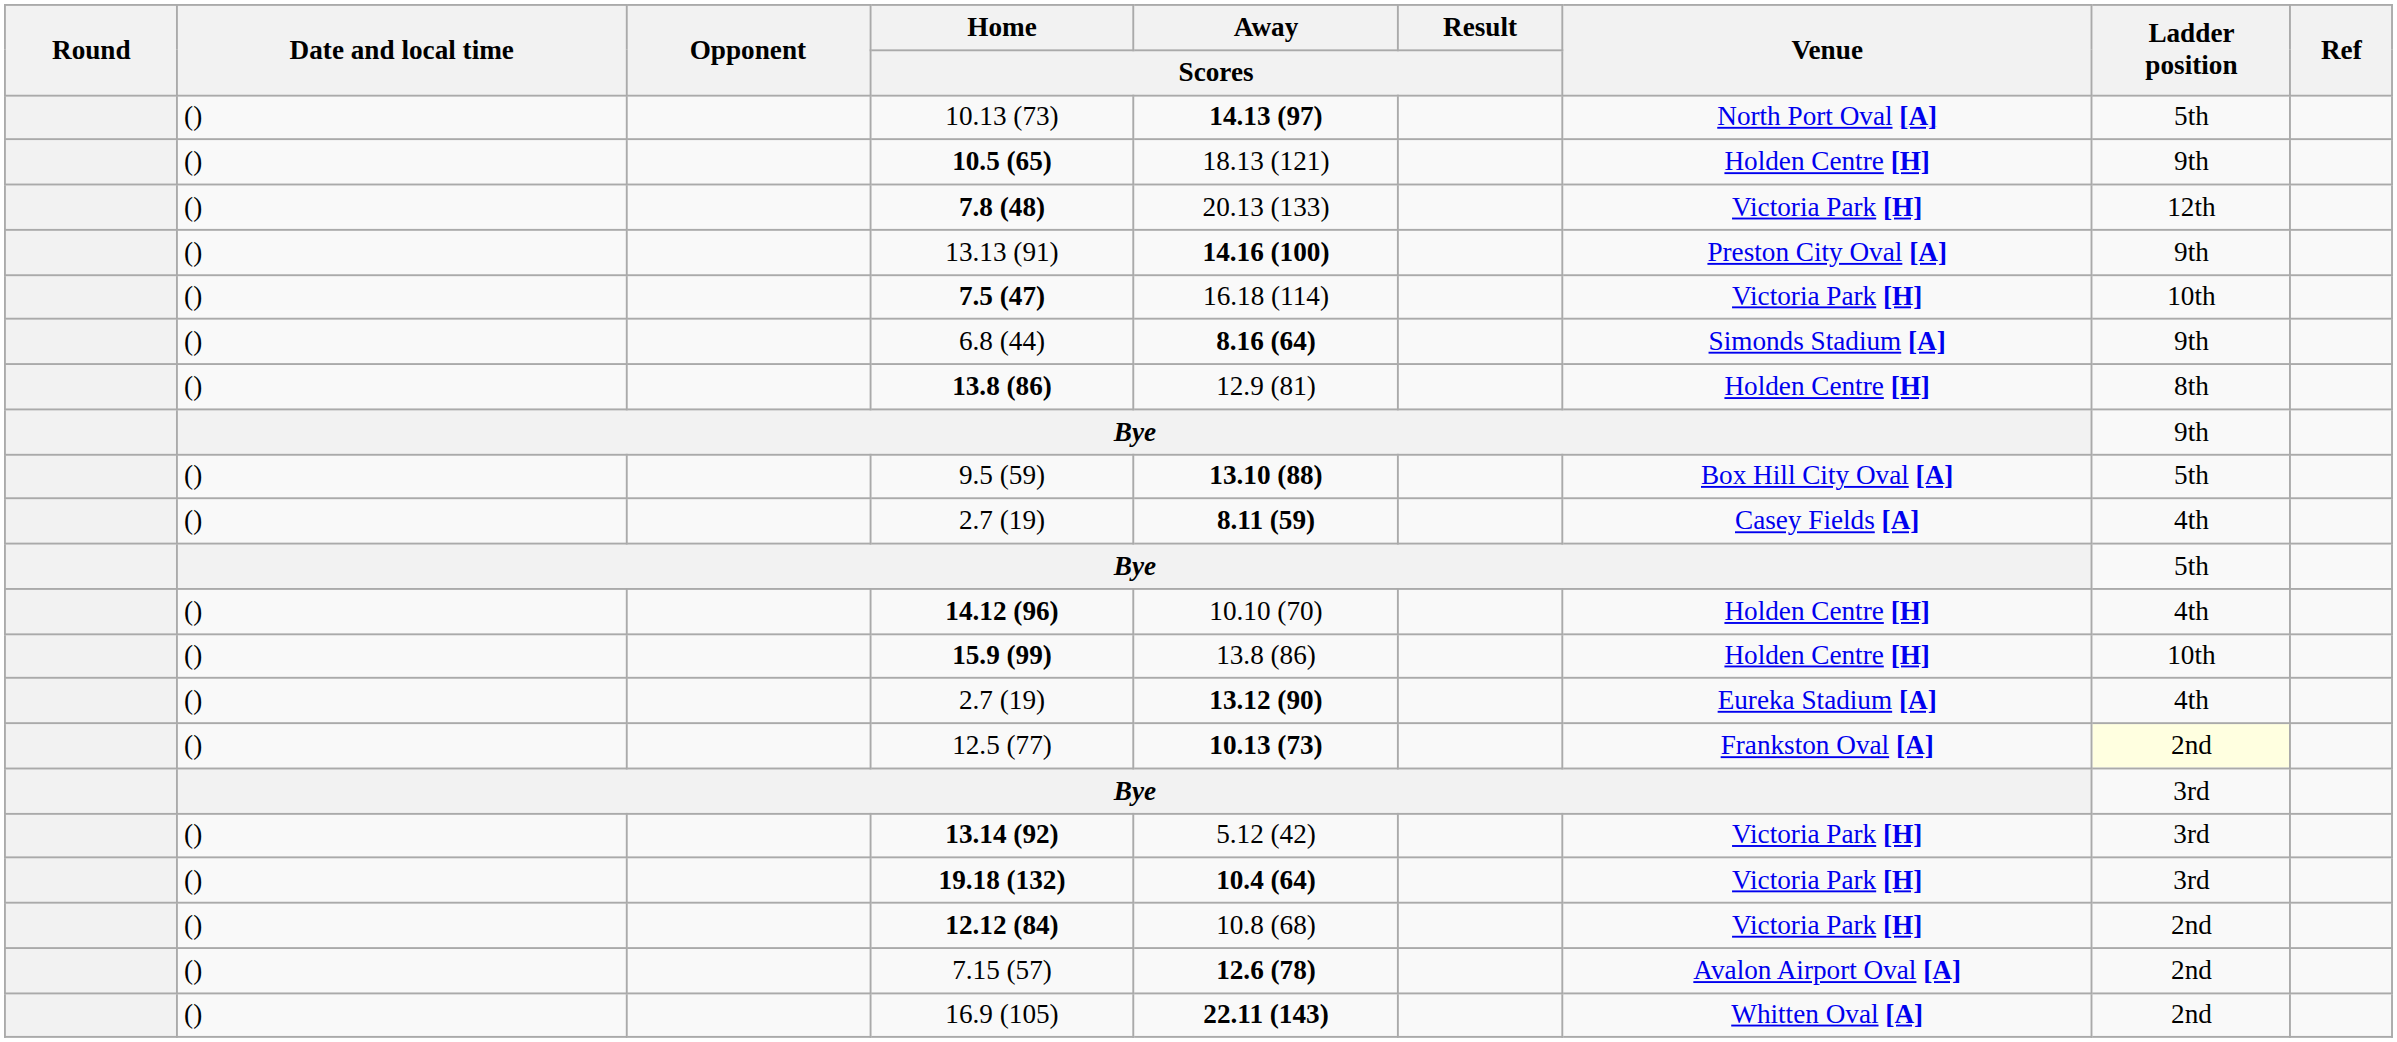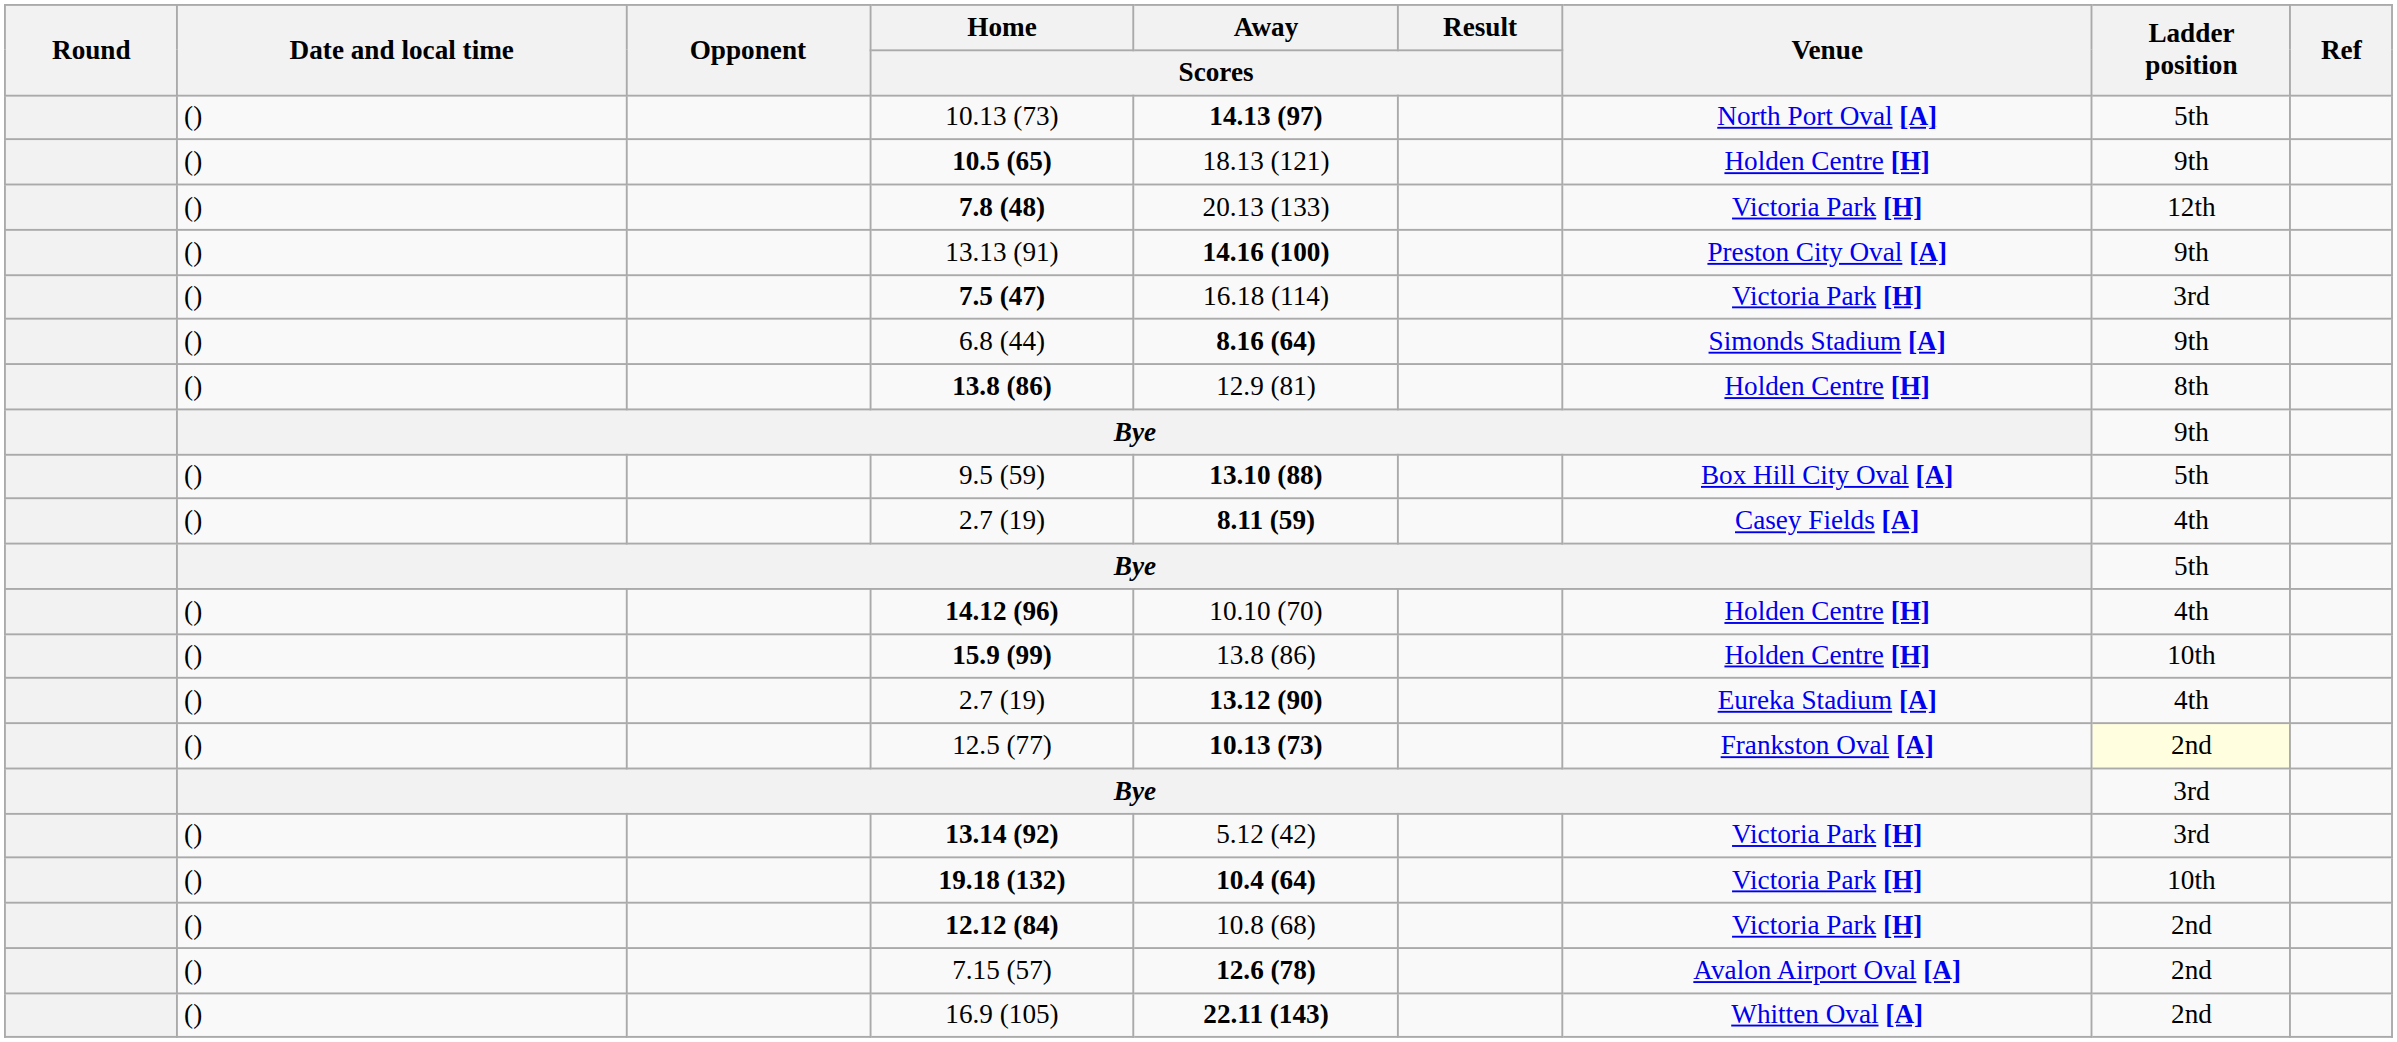(2191, 296) 10th -> (2191, 296) 3rd
(2191, 880) 3rd -> (2191, 880) 10th
